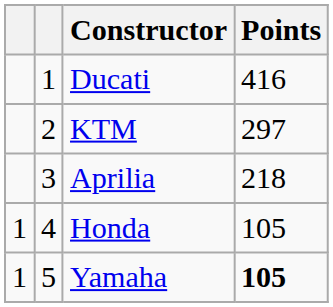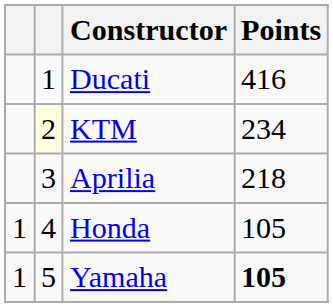(49, 128) no background -> (49, 128) lightyellow background
(264, 128) 297 -> (264, 128) 234
